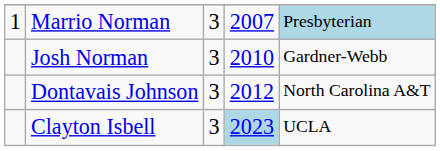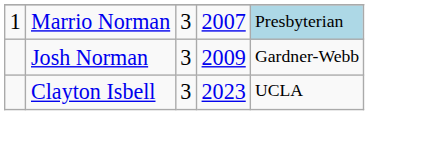(252, 57) 2010 -> (224, 57) 2009
- row: (115, 92)
(252, 127) lightblue background -> (224, 92) no background
